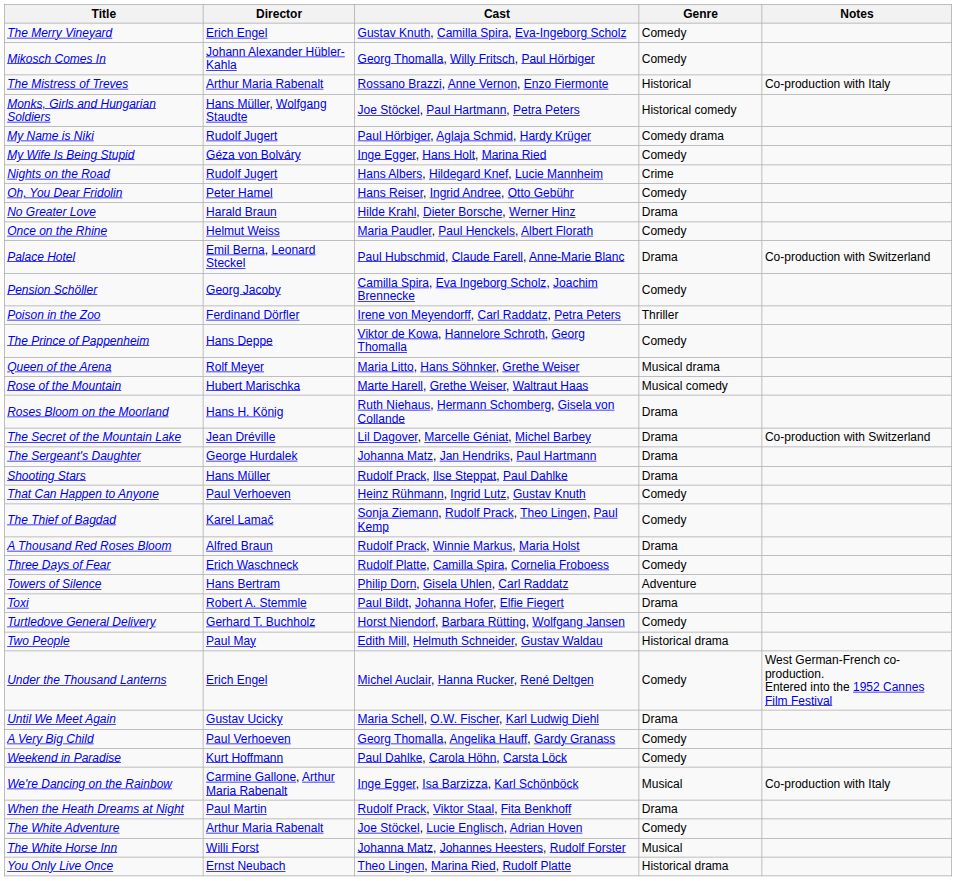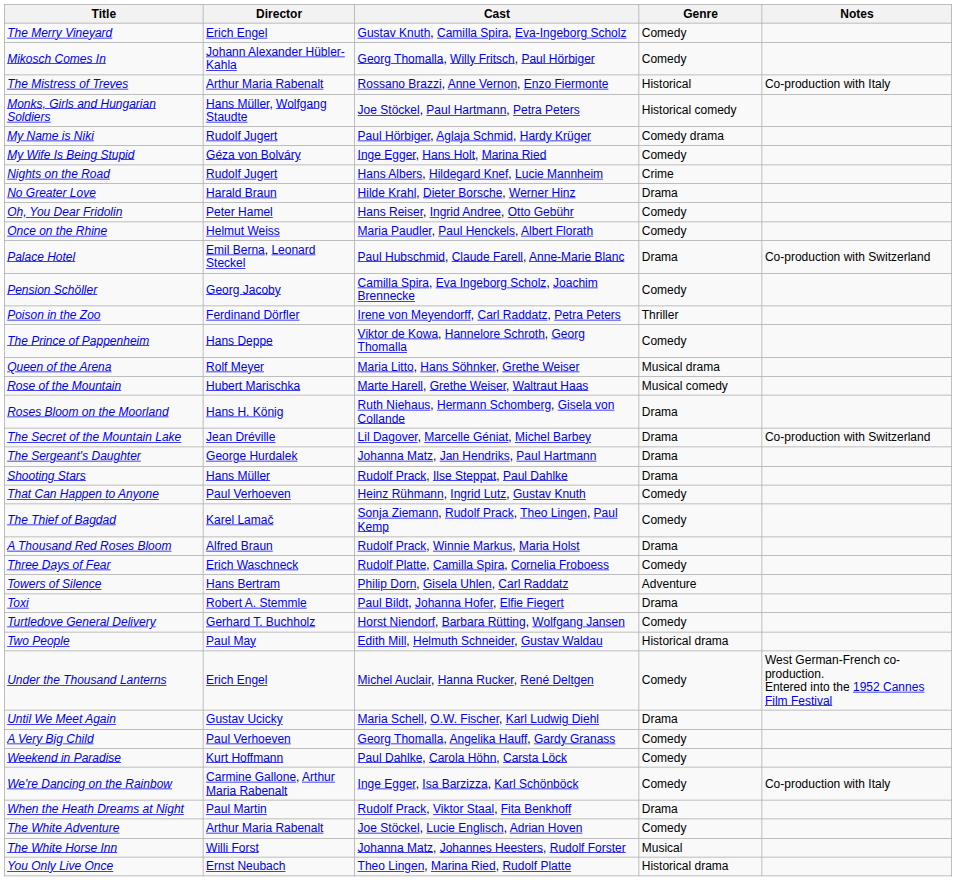rows swapped: (51, 212) <-> (65, 193)
(662, 783) Musical -> (664, 783) Comedy
